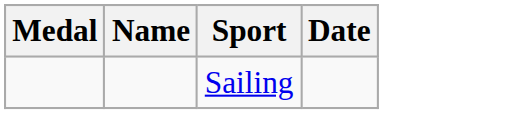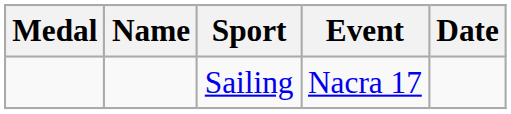+ column: (365, 30)
